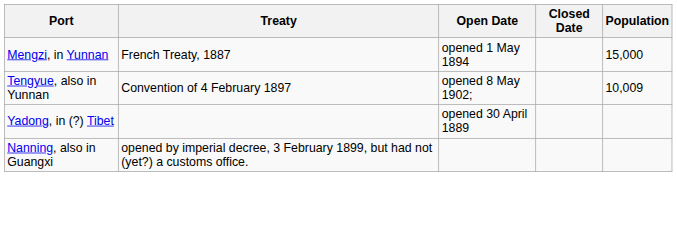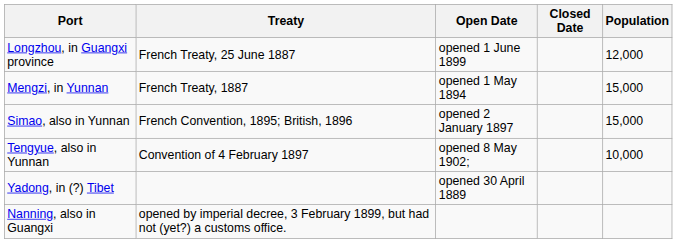+ row: (67, 54)
+ row: (68, 121)
(624, 87) 10,009 -> (624, 154) 10,000
